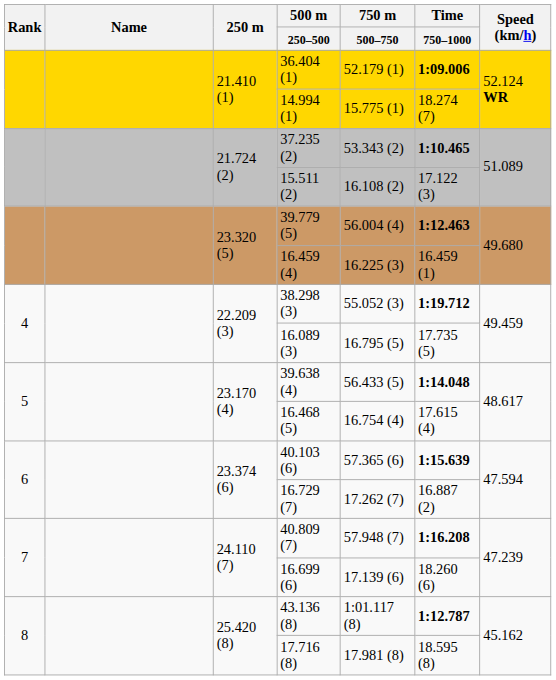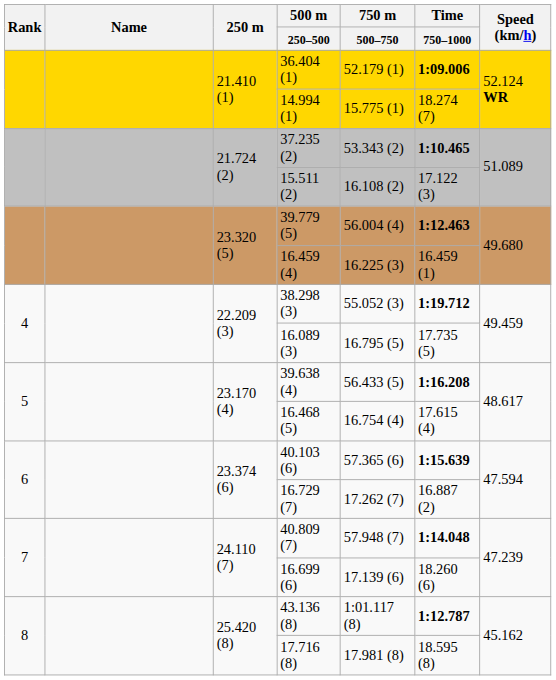(444, 381) 1:14.048 -> (444, 381) 1:16.208
(444, 538) 1:16.208 -> (444, 538) 1:14.048
